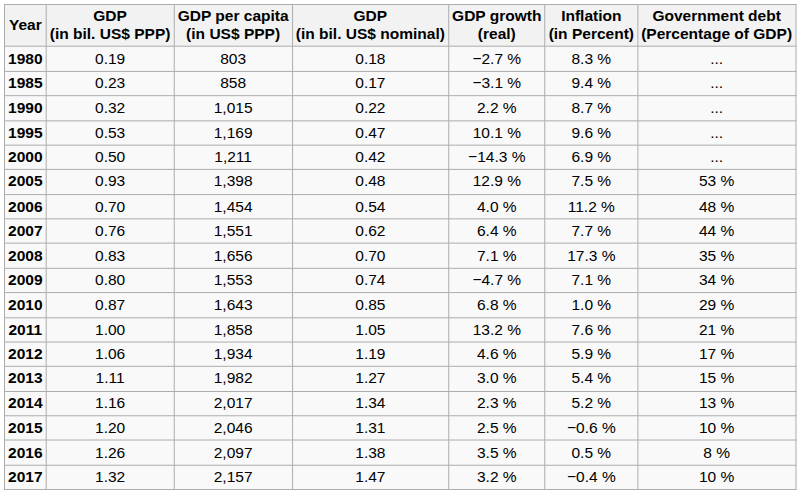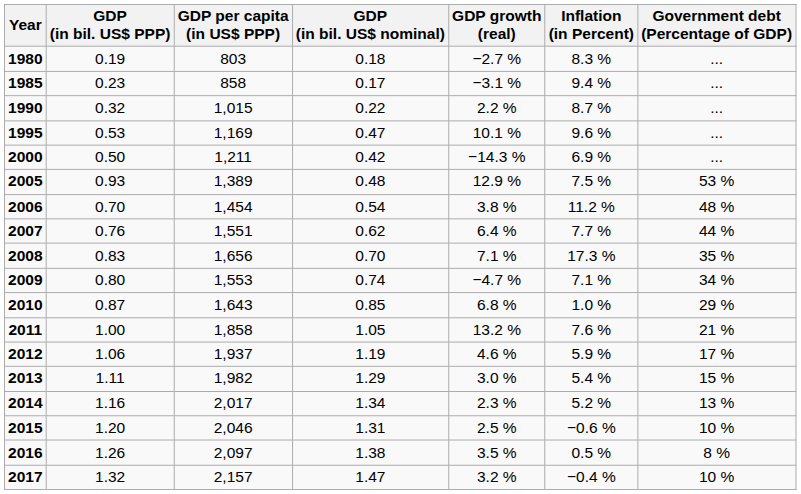(233, 181) 1,398 -> (233, 181) 1,389
(497, 206) 4.0 % -> (497, 206) 3.8 %
(233, 354) 1,934 -> (233, 354) 1,937
(370, 378) 1.27 -> (370, 378) 1.29
